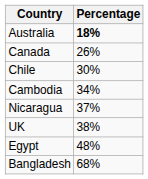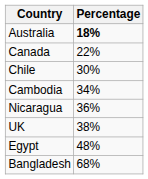(88, 52) 26% -> (88, 52) 22%
(88, 108) 37% -> (88, 108) 36%
